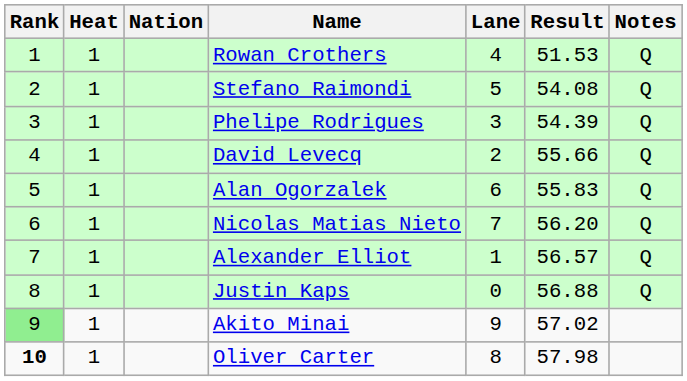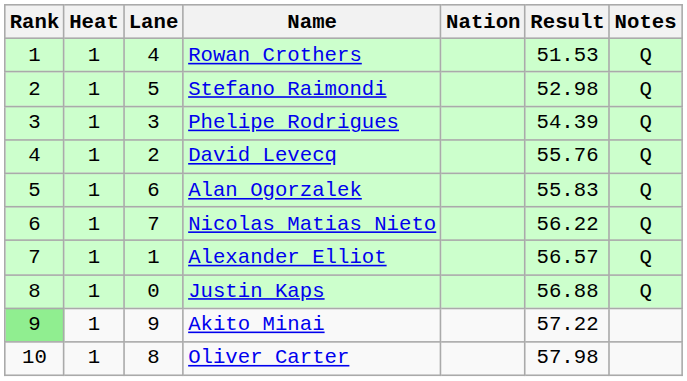columns swapped: (496, 22) <-> (166, 22)
(568, 89) 54.08 -> (568, 89) 52.98
(568, 156) 55.66 -> (568, 156) 55.76
(568, 224) 56.20 -> (568, 224) 56.22
(568, 325) 57.02 -> (568, 325) 57.22
(35, 359) bold -> (35, 359) normal
